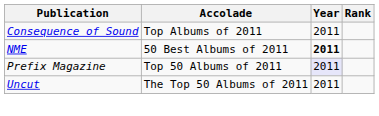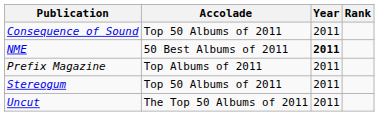(203, 31) Top Albums of 2011 -> (213, 31) Top 50 Albums of 2011
(213, 67) Top 50 Albums of 2011 -> (203, 67) Top Albums of 2011
(326, 67) lavender background -> (326, 67) no background
+ row: (37, 85)
